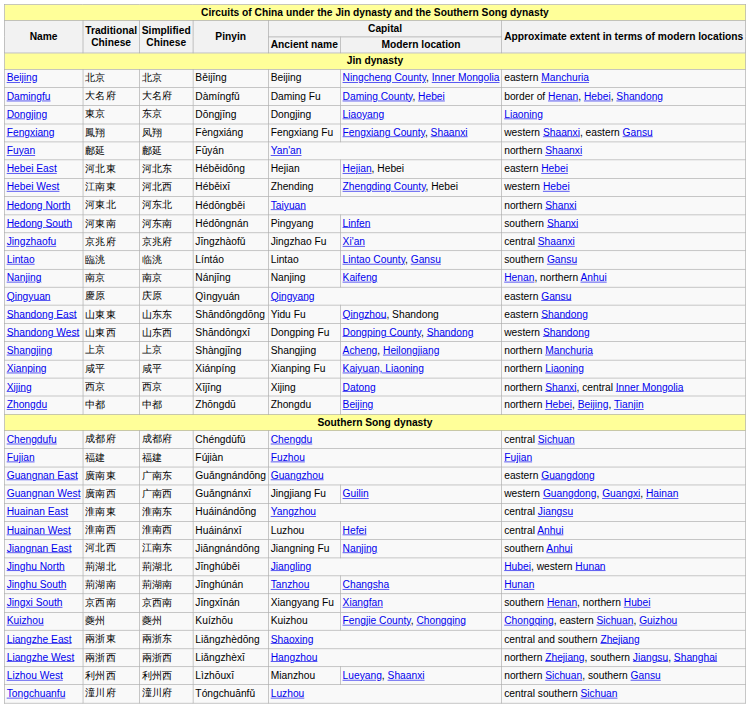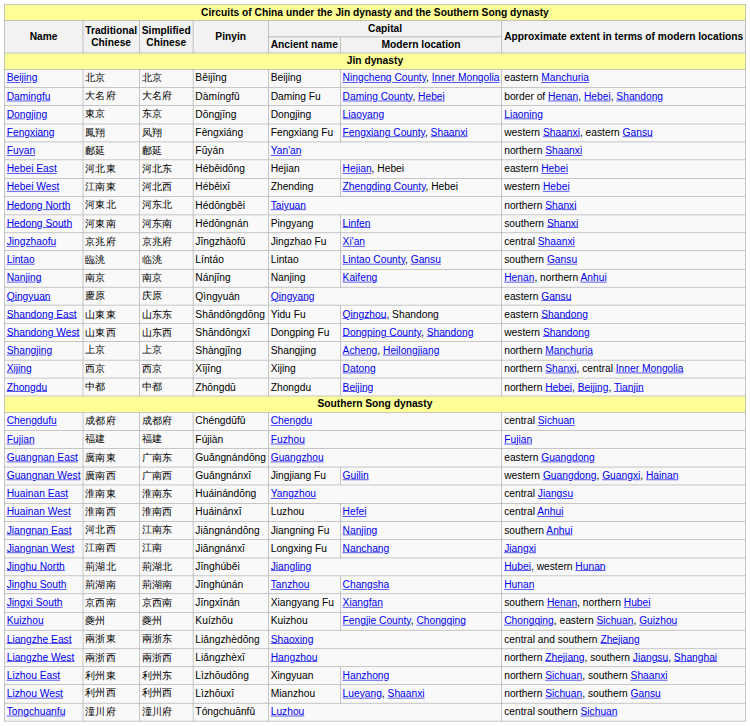- row: (27, 369)
+ row: (40, 548)
+ row: (33, 675)
